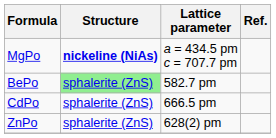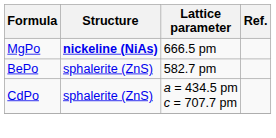(201, 55) a = 434.5 pm c = 707.7 pm -> (190, 48) 666.5 pm
(108, 83) lightgreen background -> (108, 68) no background
(190, 103) 666.5 pm -> (201, 95) a = 434.5 pm c = 707.7 pm
- row: (22, 123)
